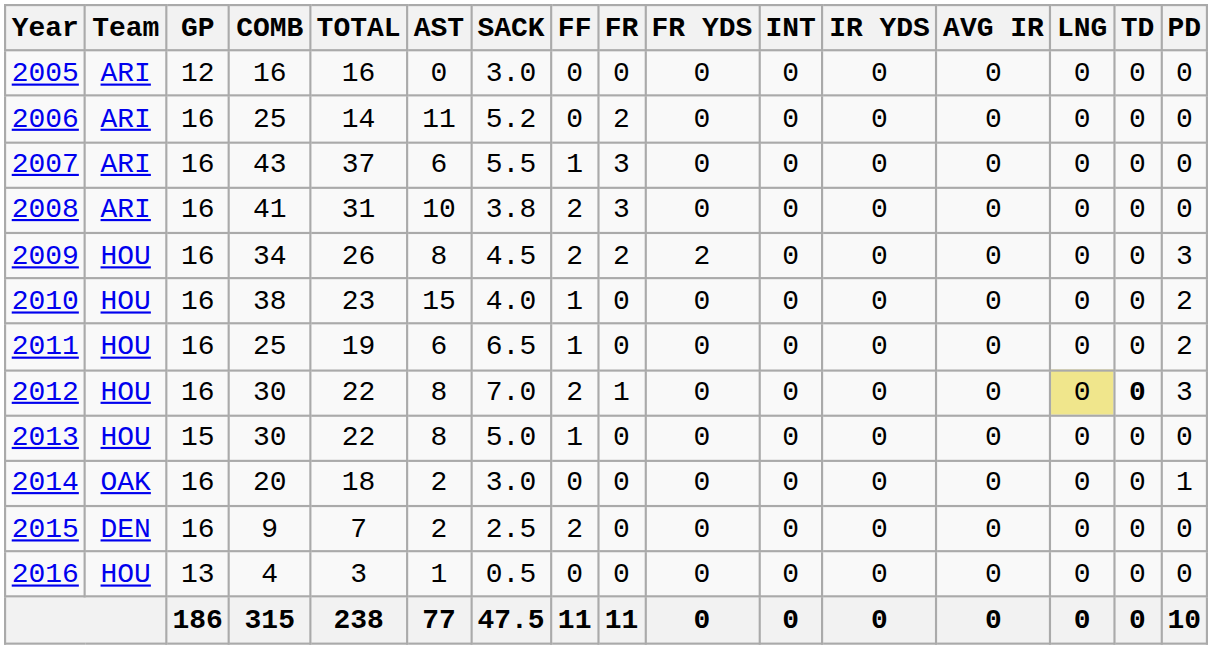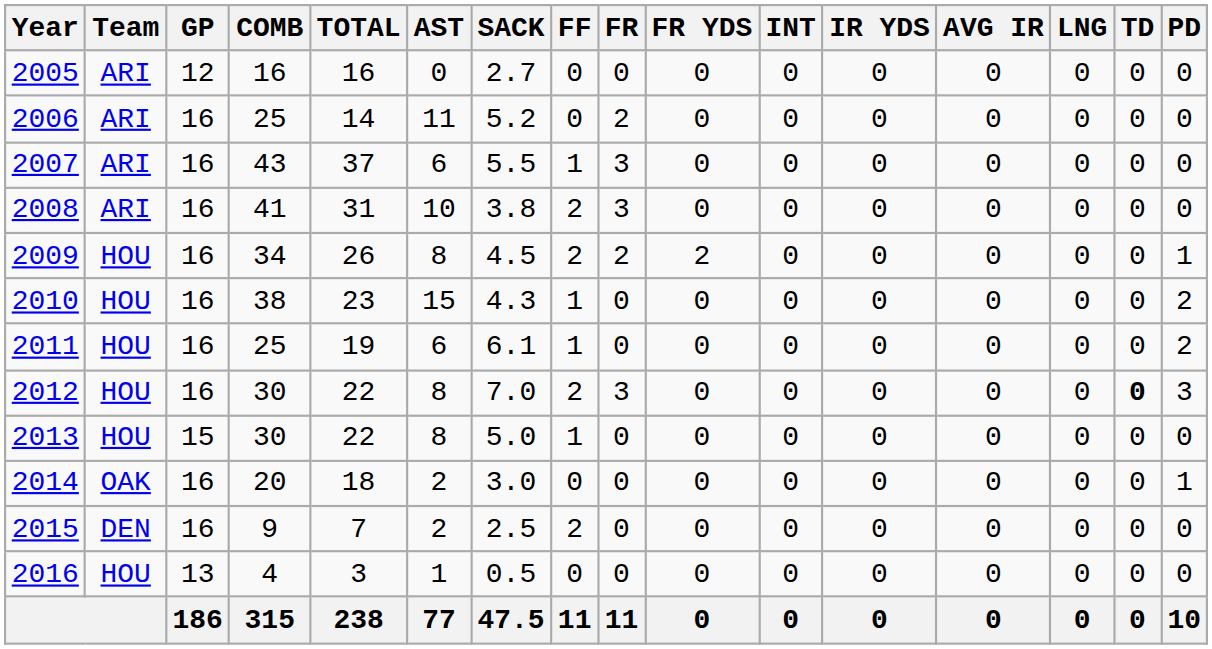(511, 73) 3.0 -> (511, 73) 2.7
(1184, 256) 3 -> (1184, 256) 1
(511, 301) 4.0 -> (511, 301) 4.3
(511, 347) 6.5 -> (511, 347) 6.1
(621, 392) 1 -> (621, 392) 3
(1082, 392) khaki background -> (1082, 392) no background
